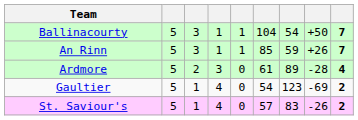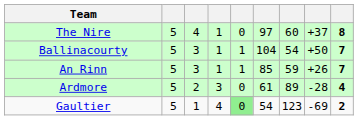+ row: (83, 32)
(242, 87) no background -> (242, 106) lightgreen background
- row: (83, 106)
